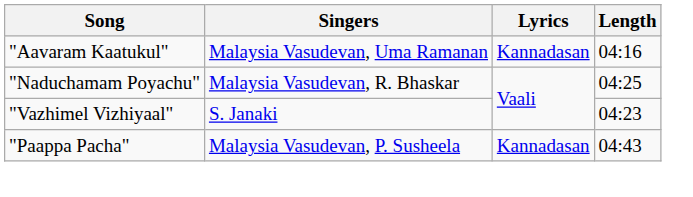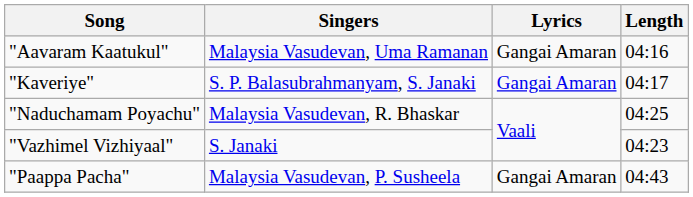(543, 51) Kannadasan -> (557, 51) Gangai Amaran
+ row: (52, 83)
(543, 145) Kannadasan -> (557, 176) Gangai Amaran
